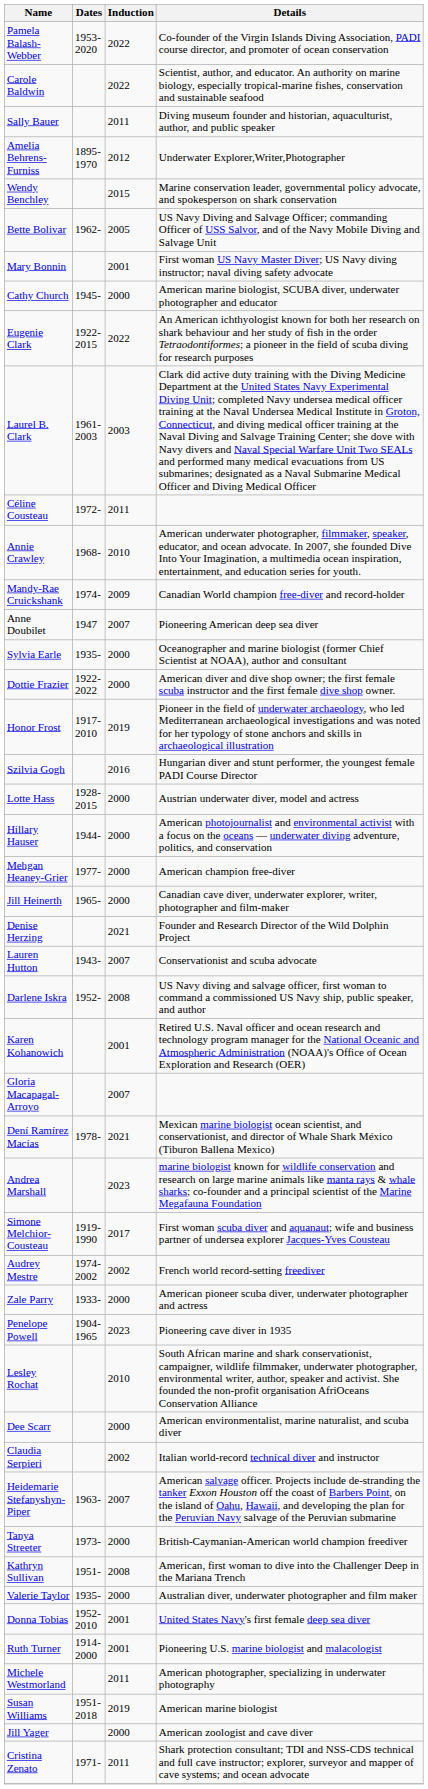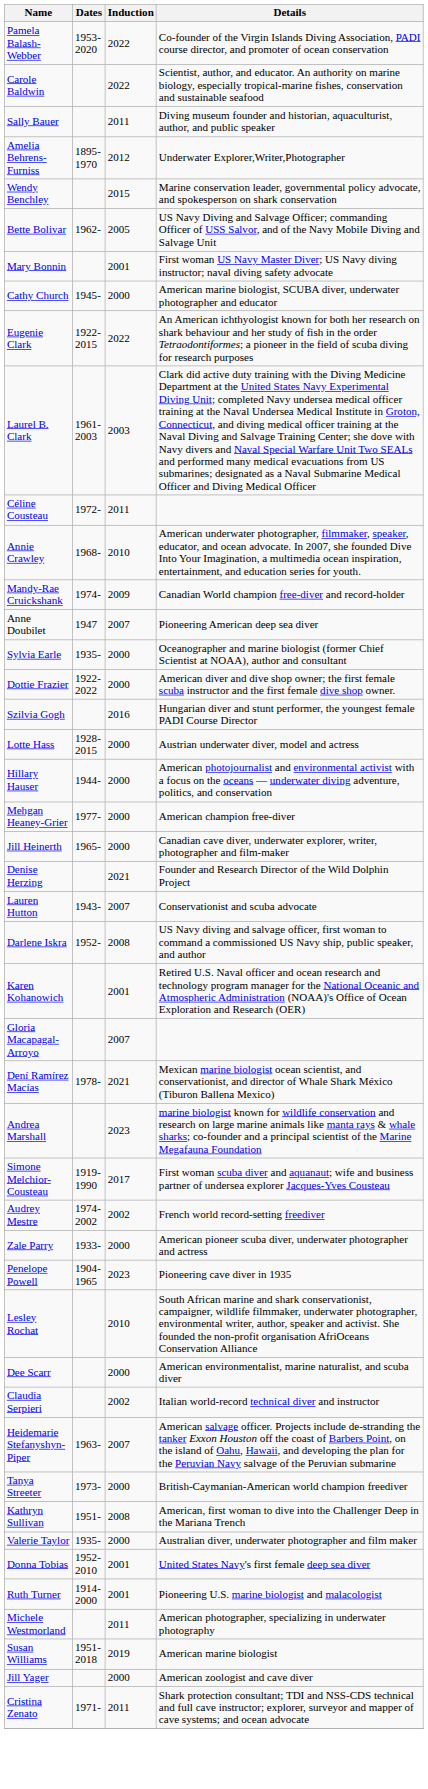- row: (34, 726)
